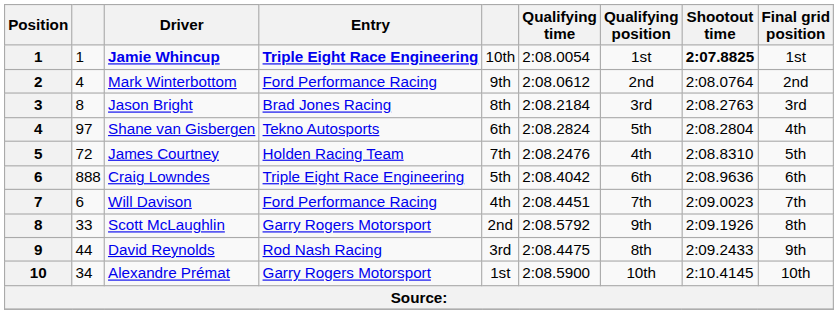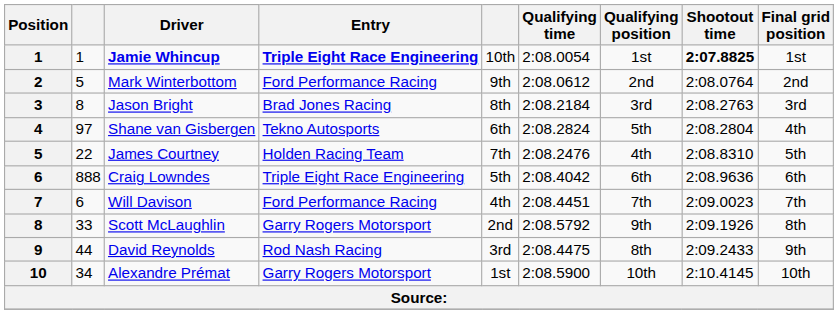(80, 81) 4 -> (80, 81) 5
(84, 153) 72 -> (84, 153) 22
